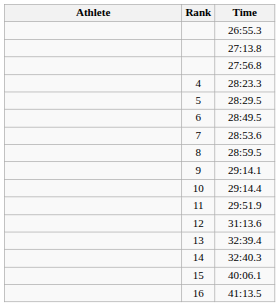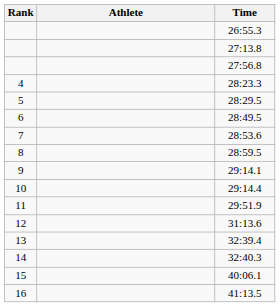columns swapped: (198, 13) <-> (93, 13)
